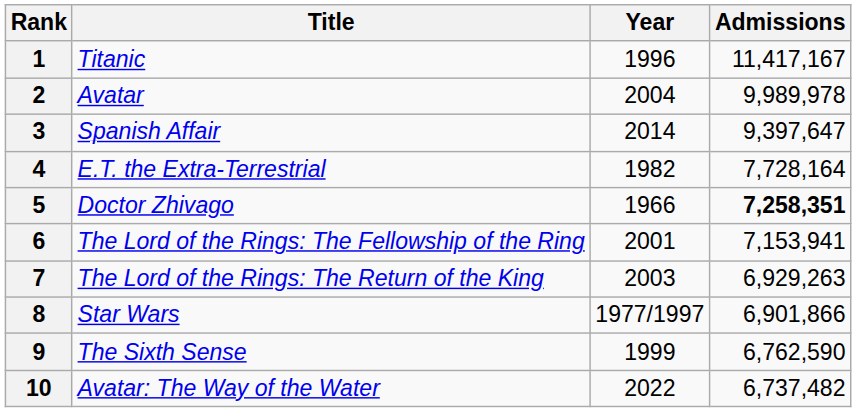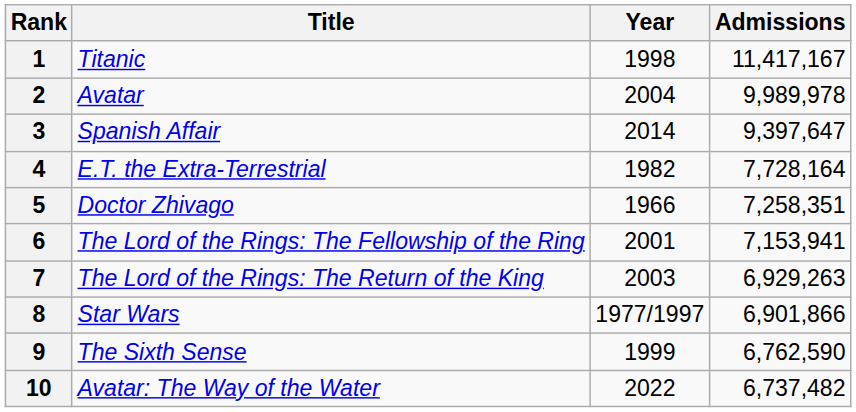(650, 59) 1996 -> (650, 59) 1998
(794, 205) bold -> (794, 205) normal
